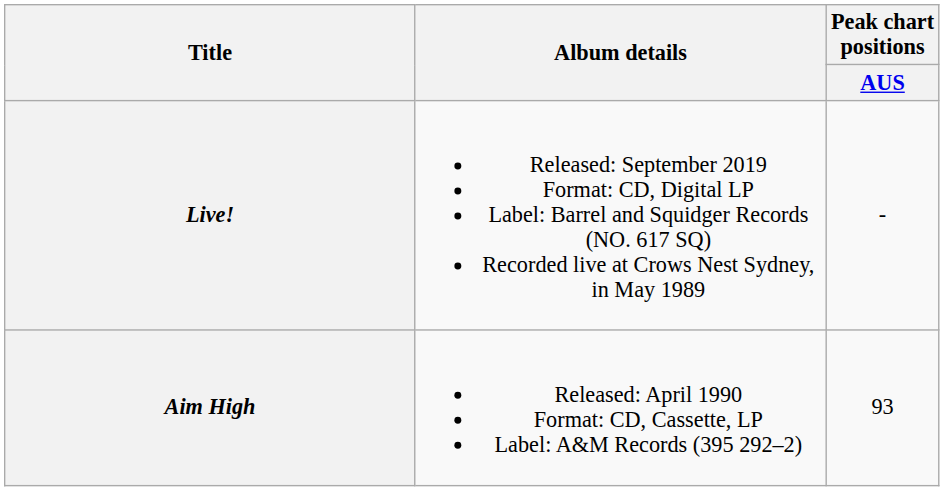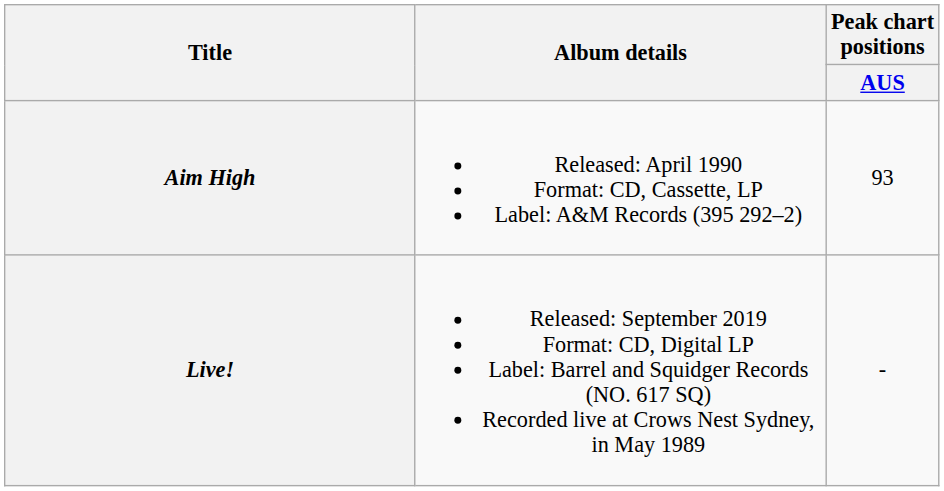rows swapped: (210, 407) <-> (210, 214)
